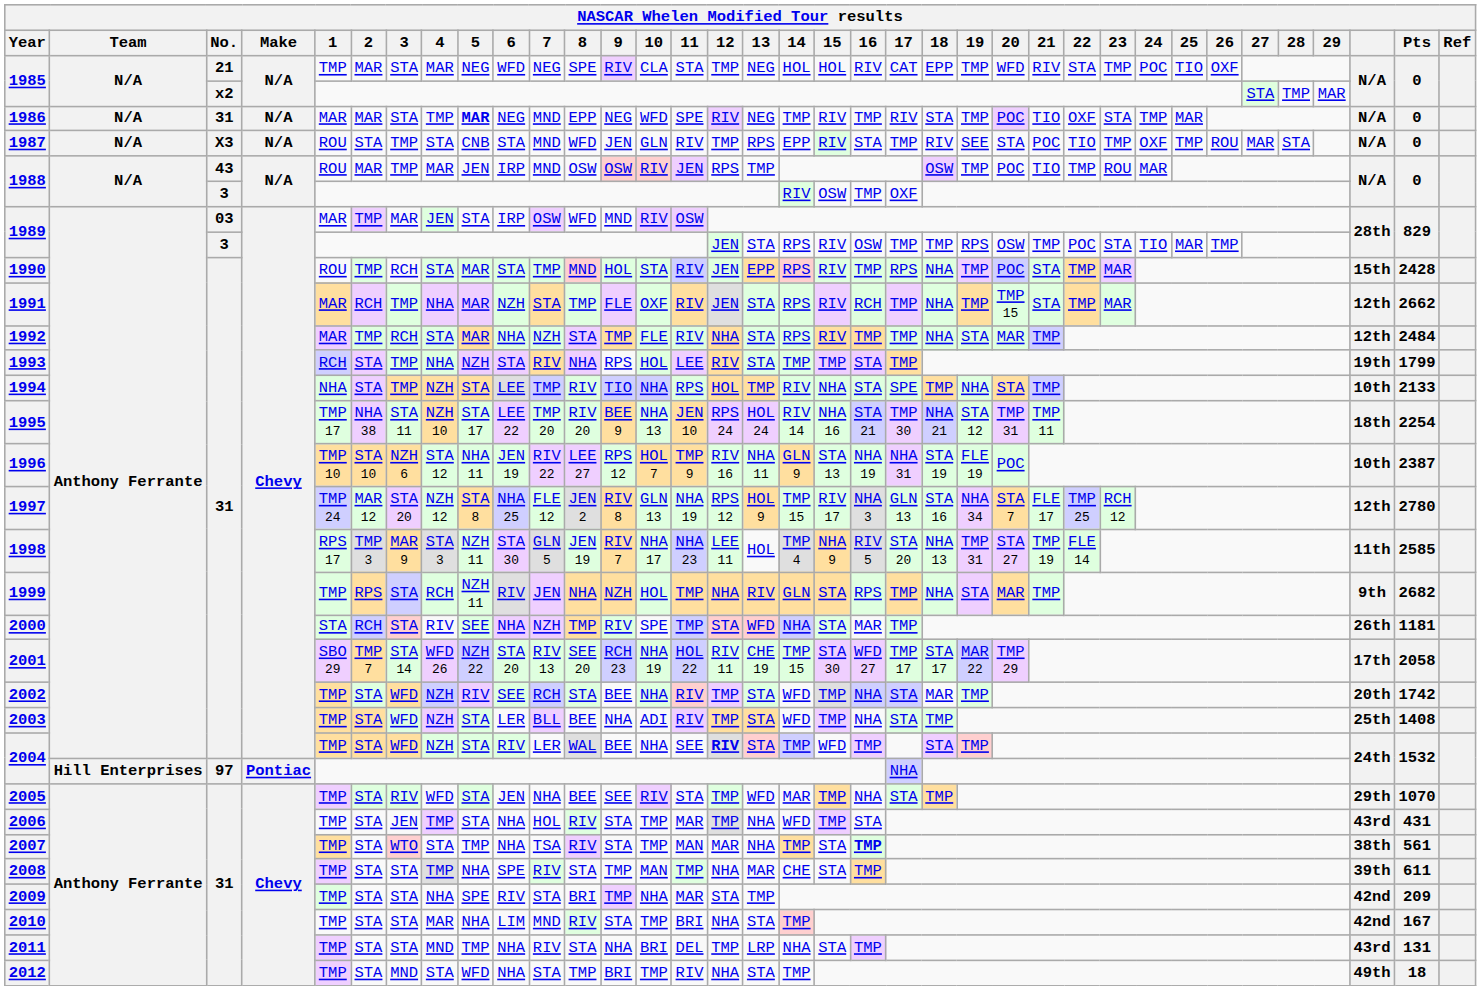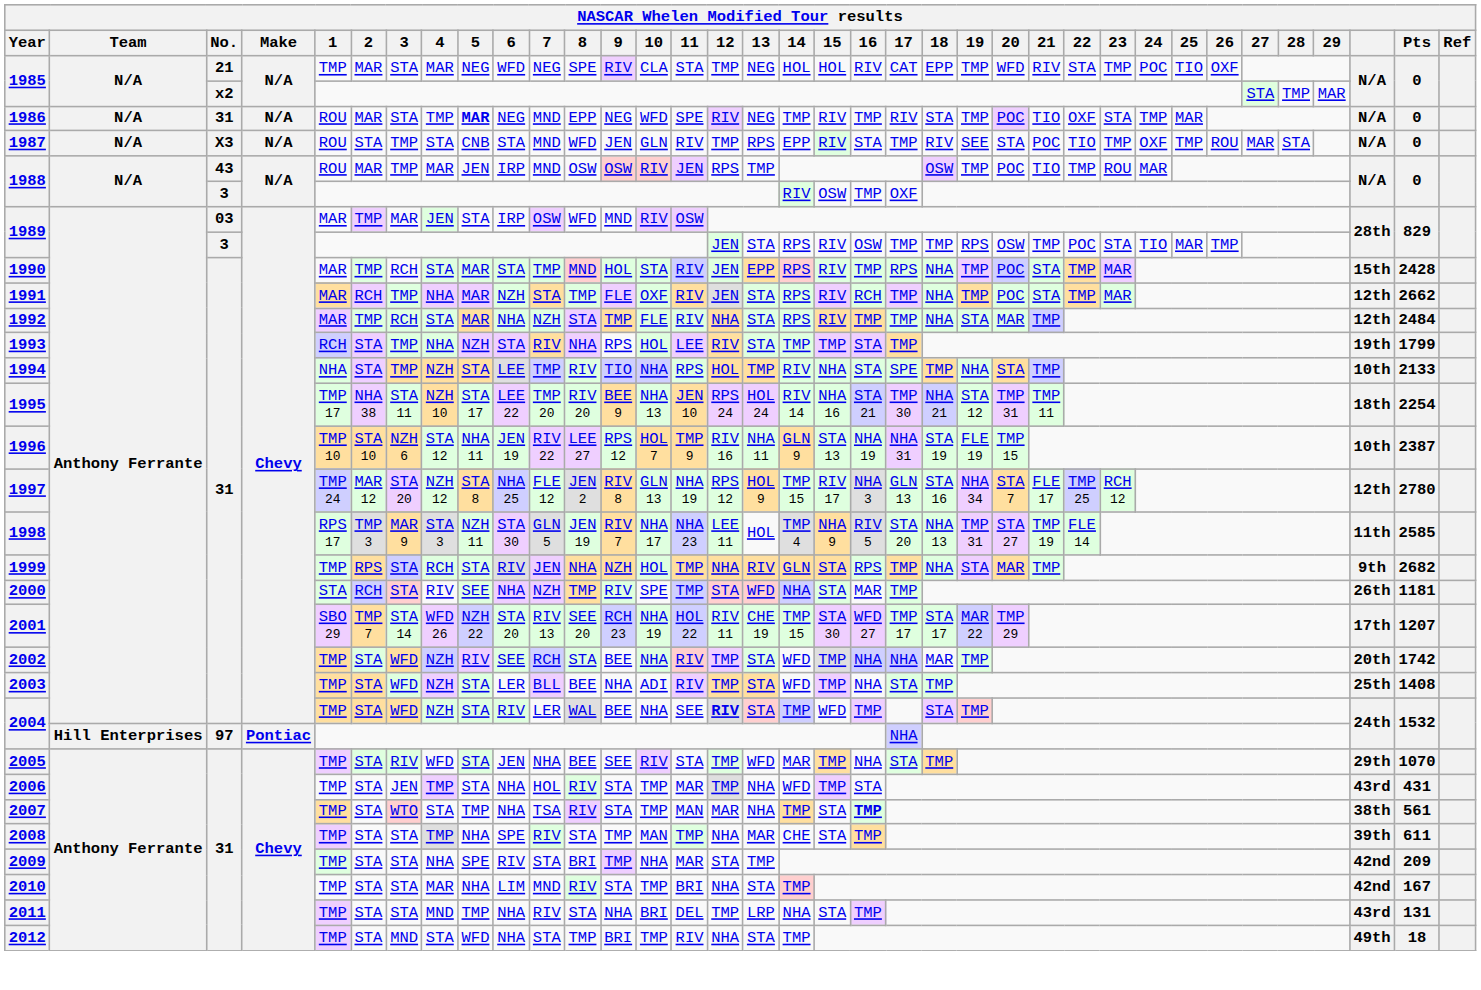(333, 118) MAR -> (333, 118) ROU
(333, 270) ROU -> (333, 270) MAR
(1011, 303) TMP 15 -> (1011, 295) POC
(1011, 465) POC -> (1011, 446) TMP 15
(475, 592) NZH 11 -> (475, 567) STA
(1417, 661) 2058 -> (1417, 626) 1207
(904, 695) STA -> (904, 660) NHA
